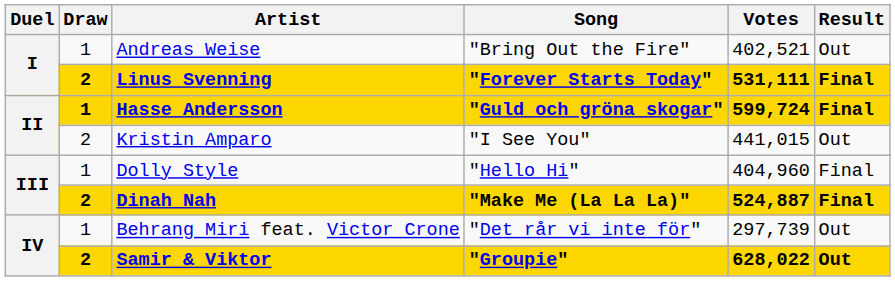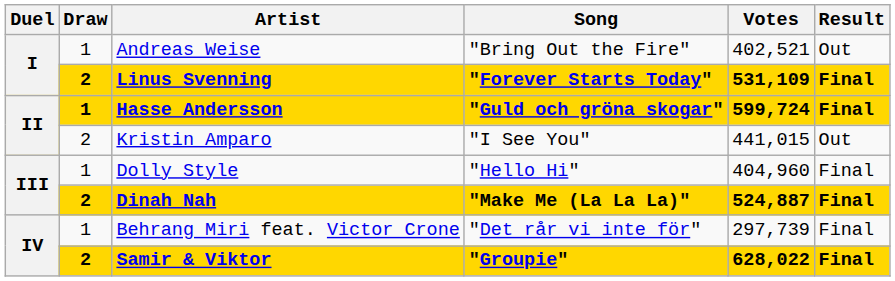(771, 80) 531,111 -> (771, 80) 531,109
(835, 230) Out -> (846, 230) Final
(835, 260) Out -> (846, 260) Final
